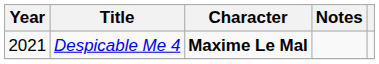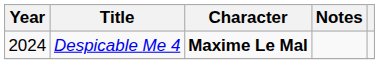(27, 44) 2021 -> (27, 44) 2024
